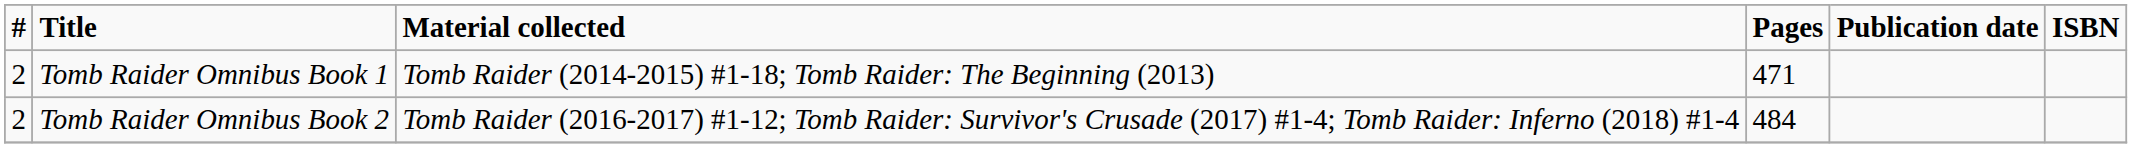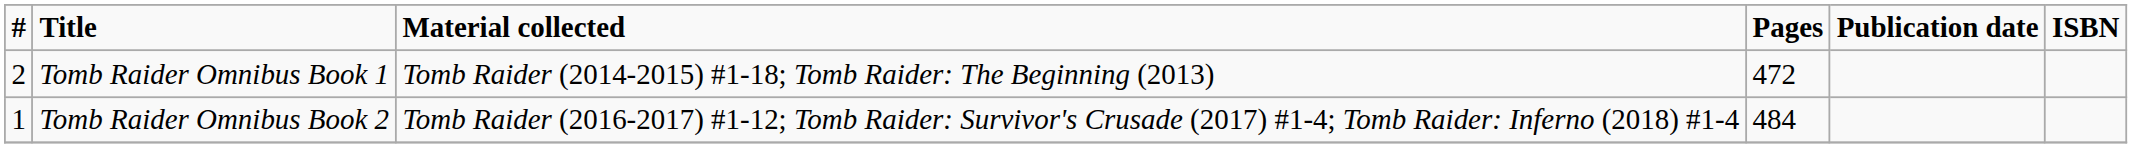(1774, 73) 471 -> (1774, 73) 472
(19, 119) 2 -> (19, 119) 1
